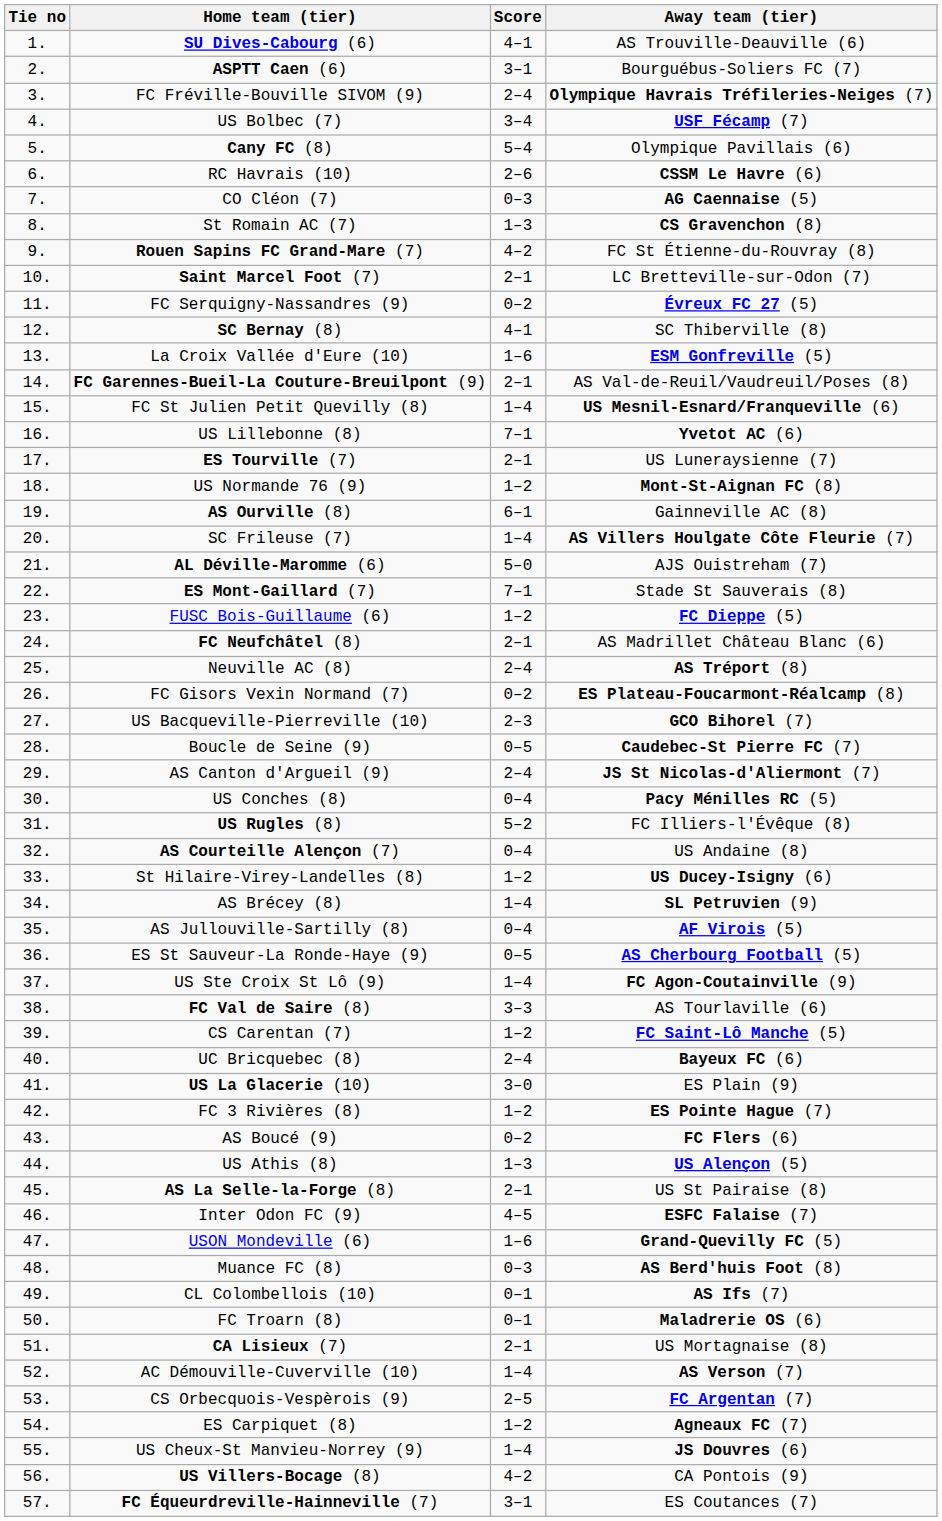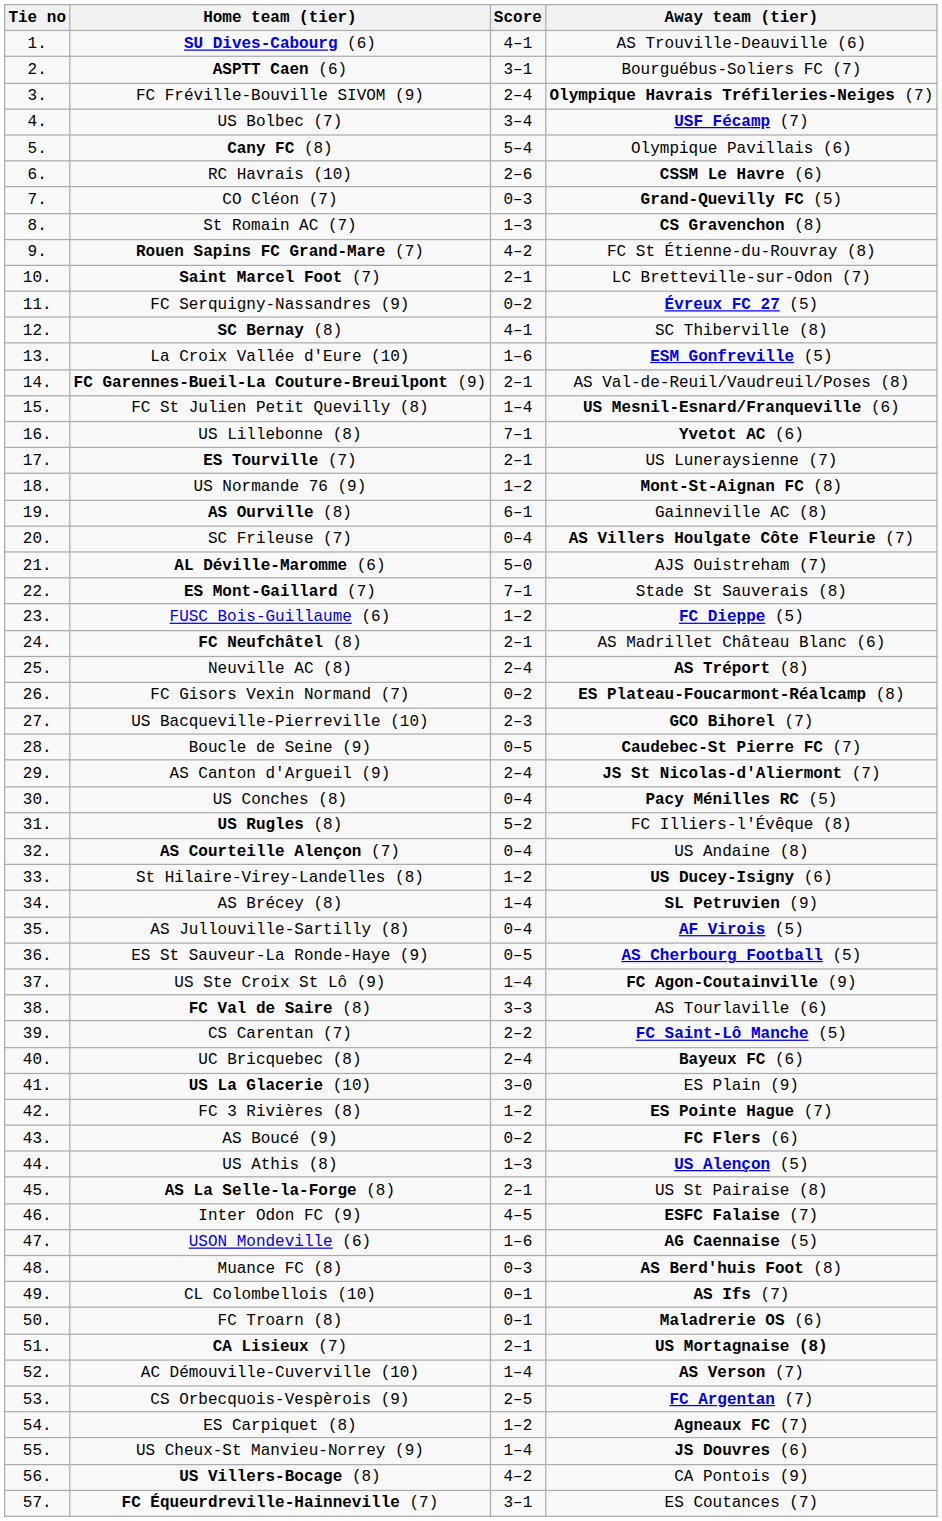(741, 200) AG Caennaise (5) -> (741, 200) Grand-Quevilly FC (5)
(518, 539) 1–4 -> (518, 539) 0–4
(518, 1034) 1–2 -> (518, 1034) 2–2
(741, 1242) Grand-Quevilly FC (5) -> (741, 1242) AG Caennaise (5)
(741, 1347) normal -> (741, 1347) bold
